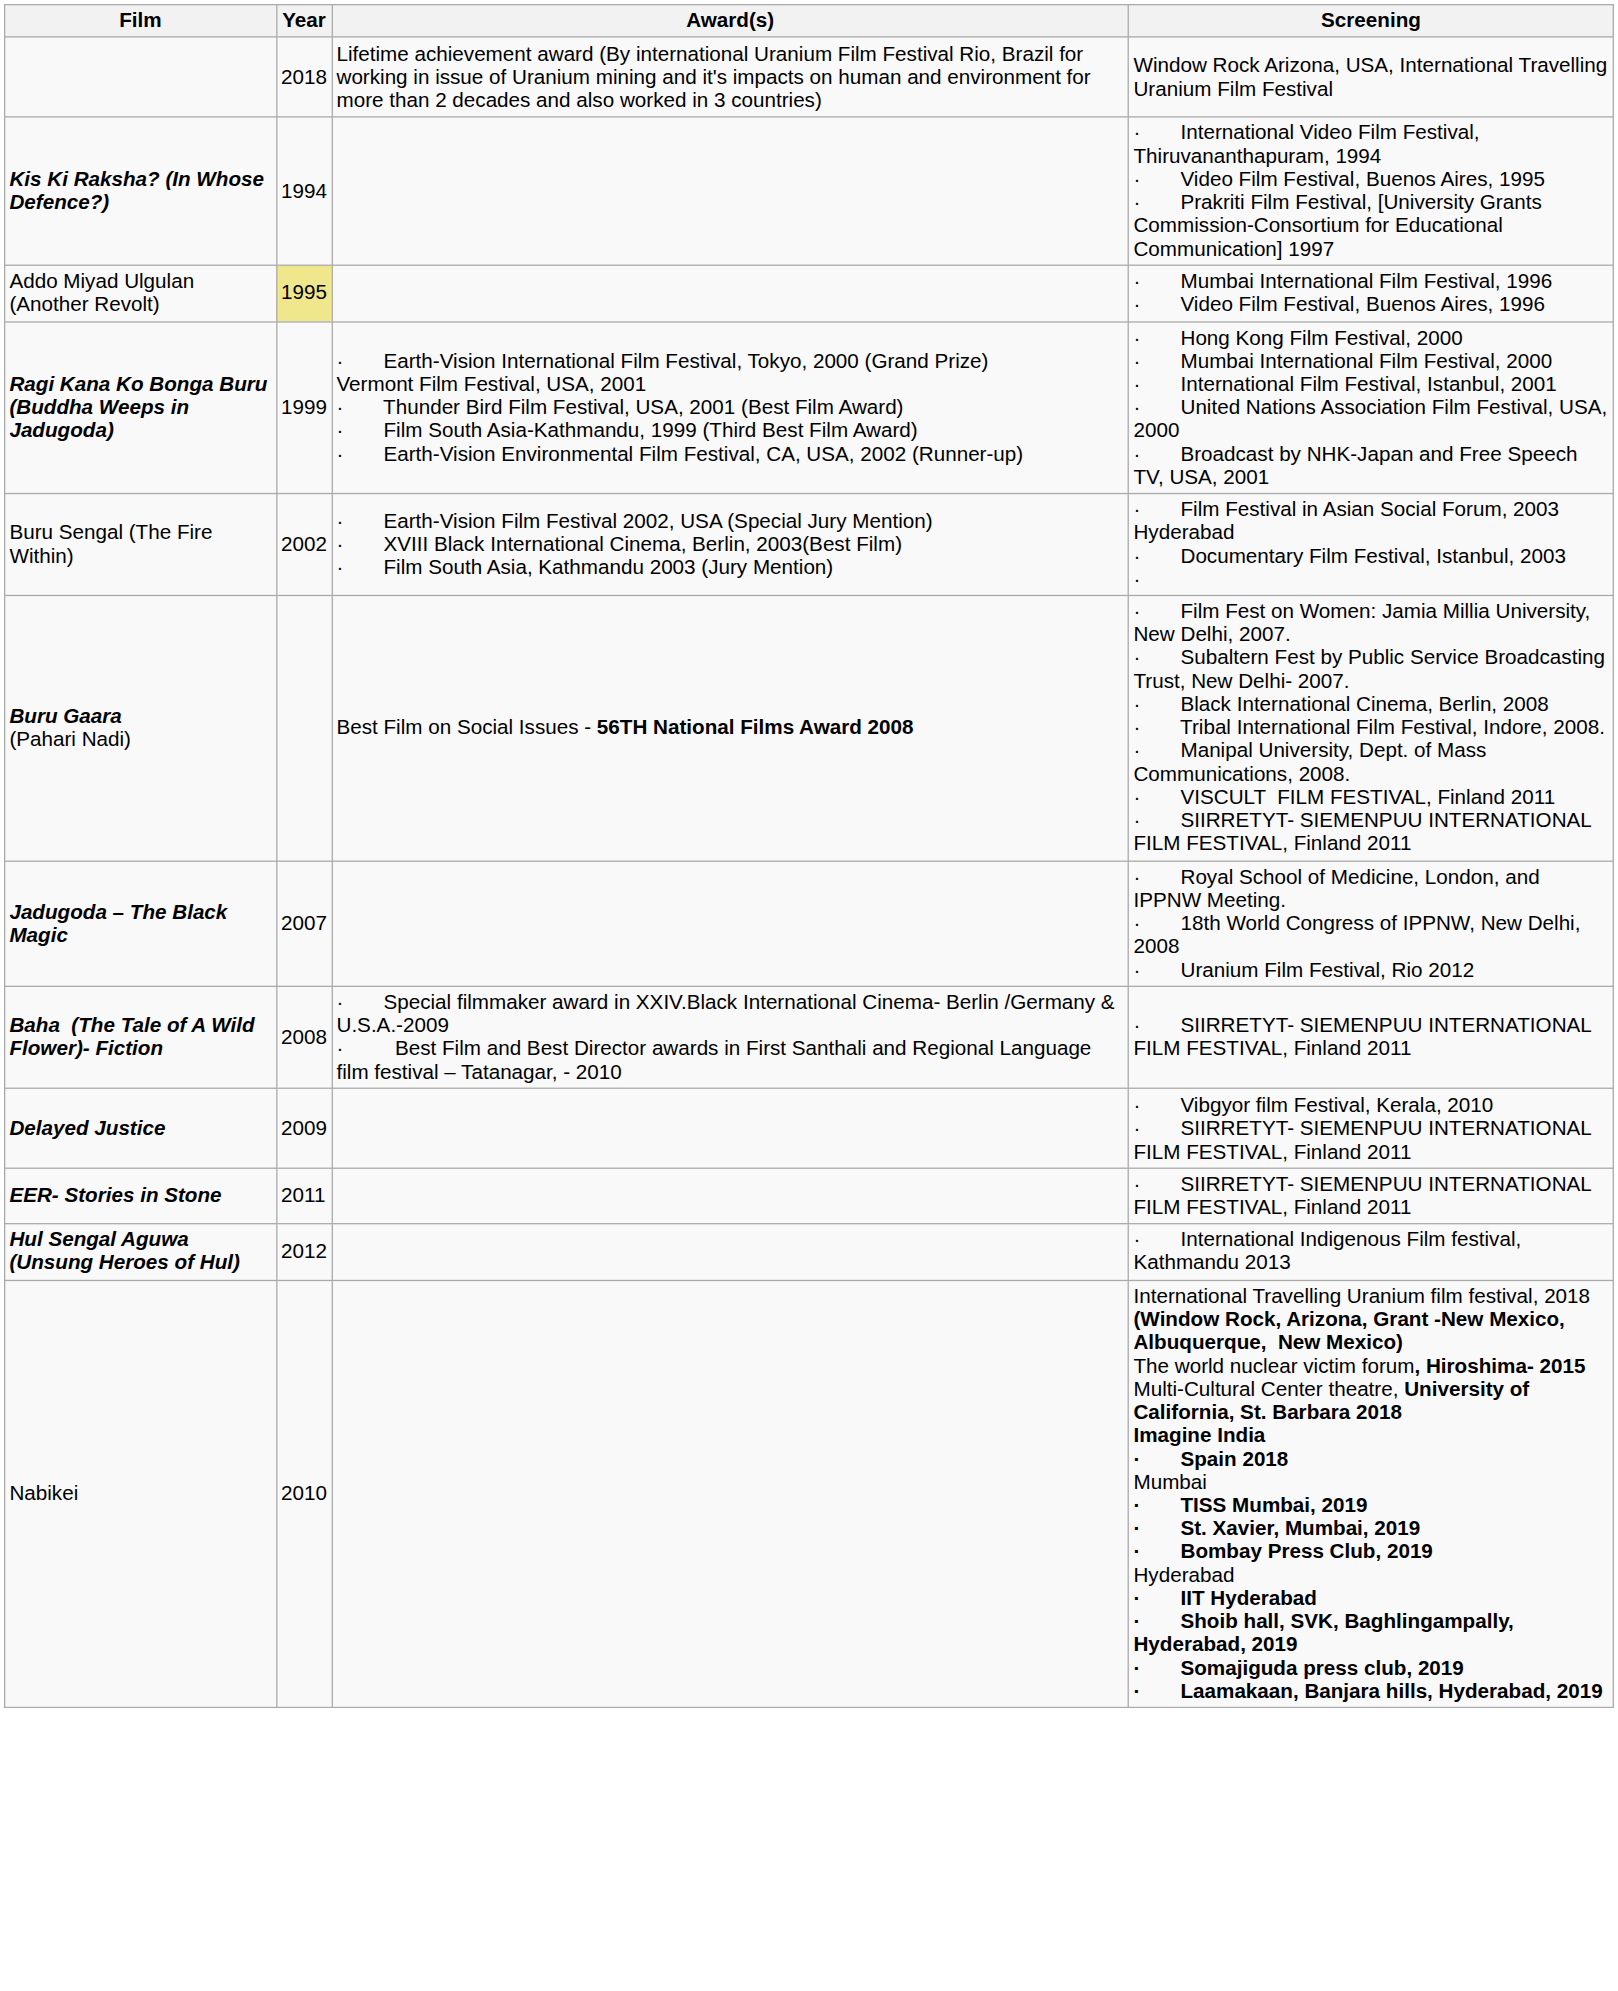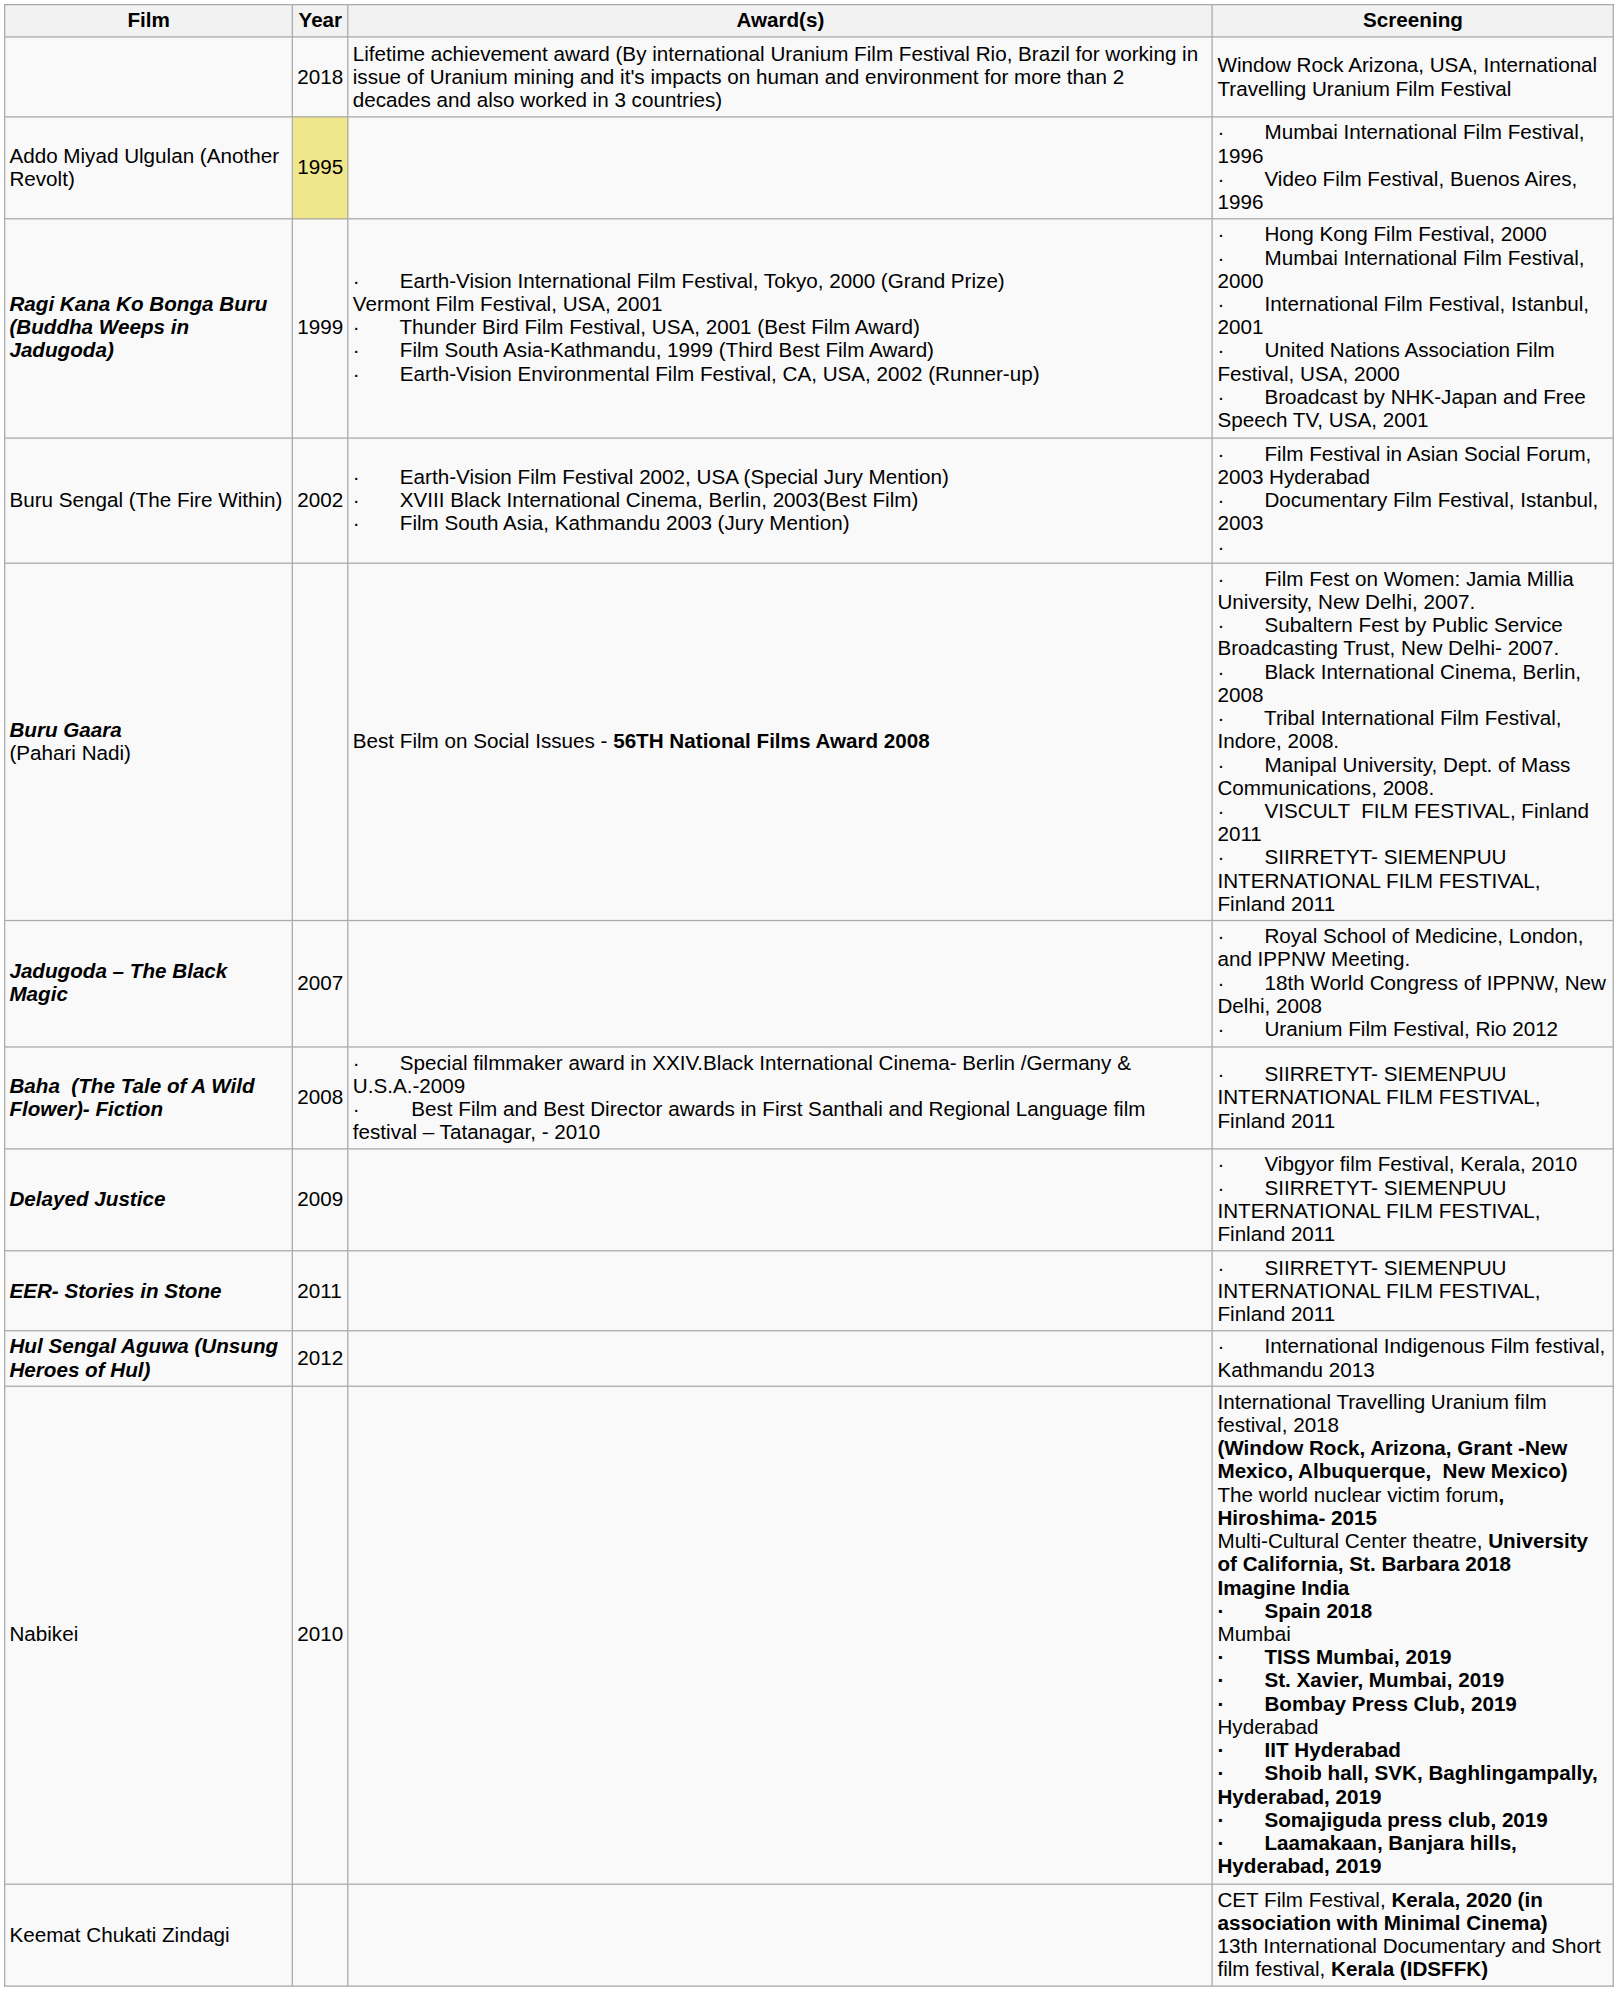- row: (137, 190)
+ row: (120, 1934)
